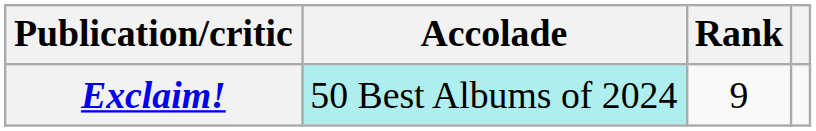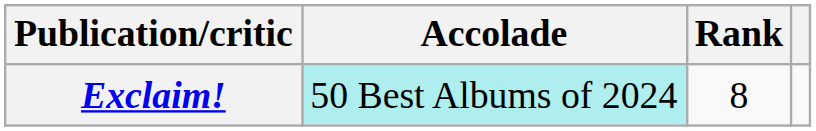(739, 94) 9 -> (739, 94) 8
